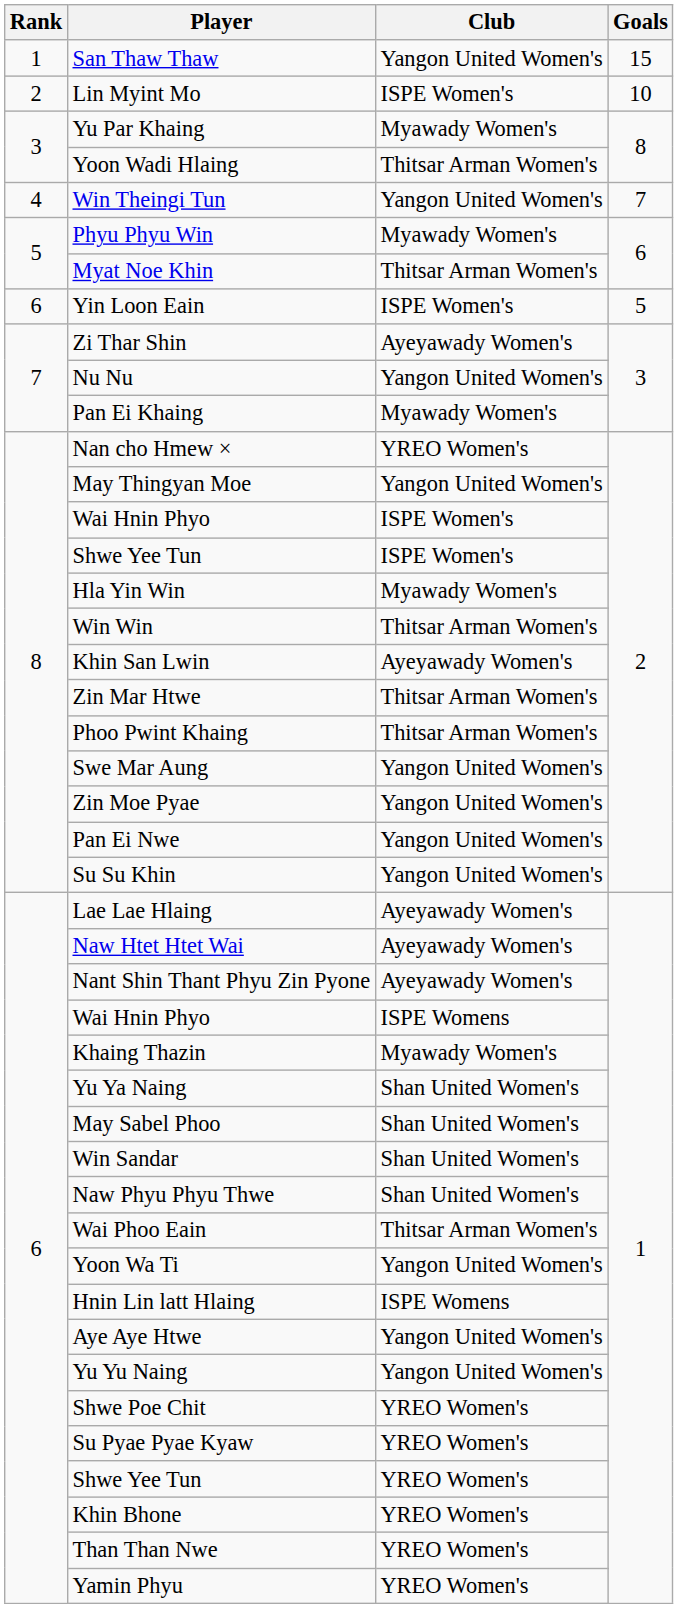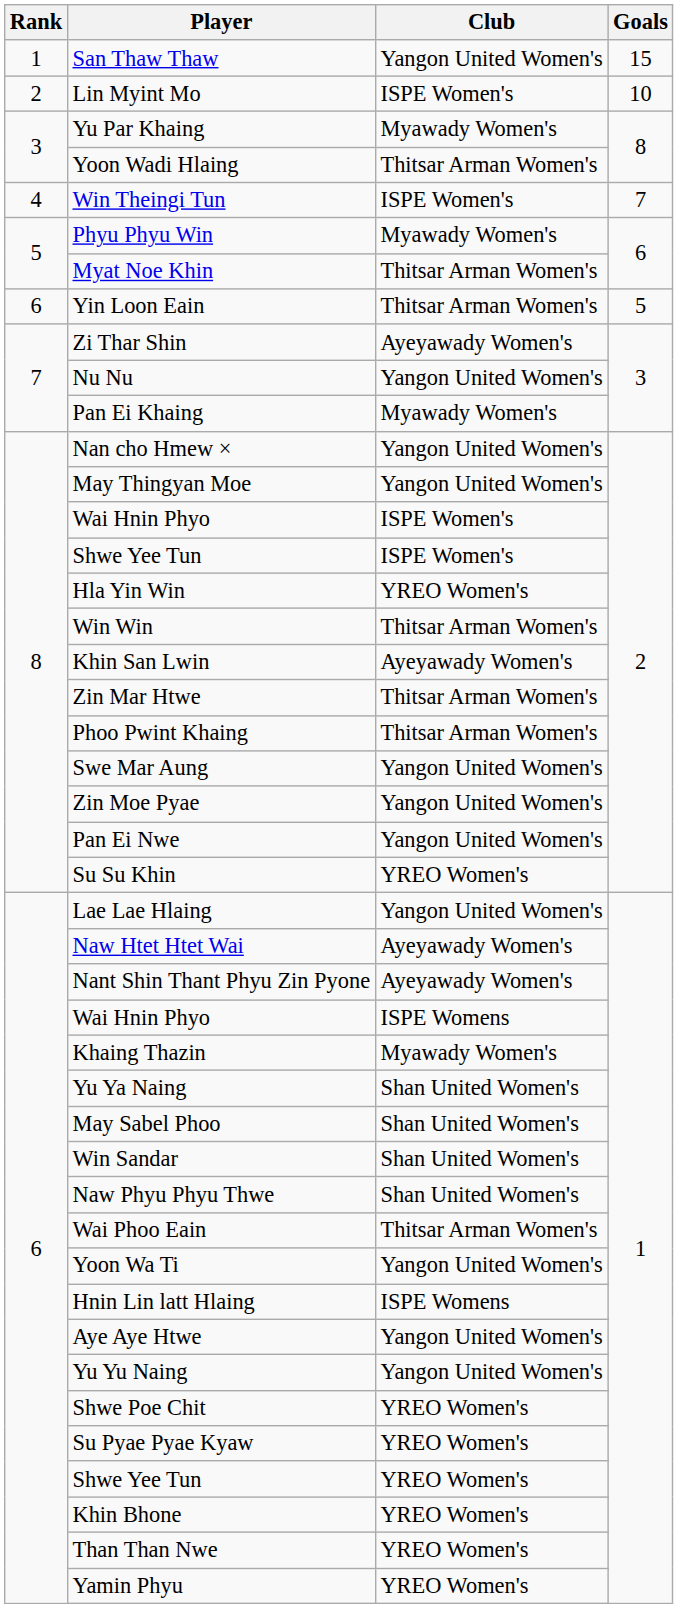(492, 199) Yangon United Women's -> (447, 199) ISPE Women's
(447, 306) ISPE Women's -> (489, 306) Thitsar Arman Women's
(454, 448) YREO Women's -> (492, 448) Yangon United Women's
(469, 590) Myawady Women's -> (454, 590) YREO Women's
(492, 874) Yangon United Women's -> (454, 874) YREO Women's
(476, 910) Ayeyawady Women's -> (492, 910) Yangon United Women's
